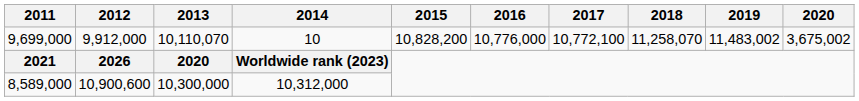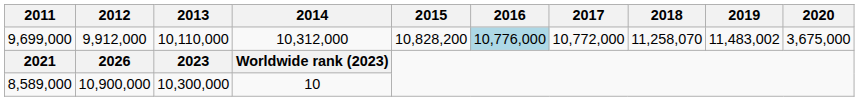(193, 38) 10,110,070 -> (193, 38) 10,110,000
(312, 38) 10 -> (312, 38) 10,312,000
(510, 38) no background -> (510, 38) lightblue background
(589, 38) 10,772,100 -> (589, 38) 10,772,000
(819, 38) 3,675,002 -> (819, 38) 3,675,000
(193, 61) 2020 -> (193, 61) 2023
(115, 84) 10,900,600 -> (115, 84) 10,900,000
(312, 84) 10,312,000 -> (312, 84) 10
